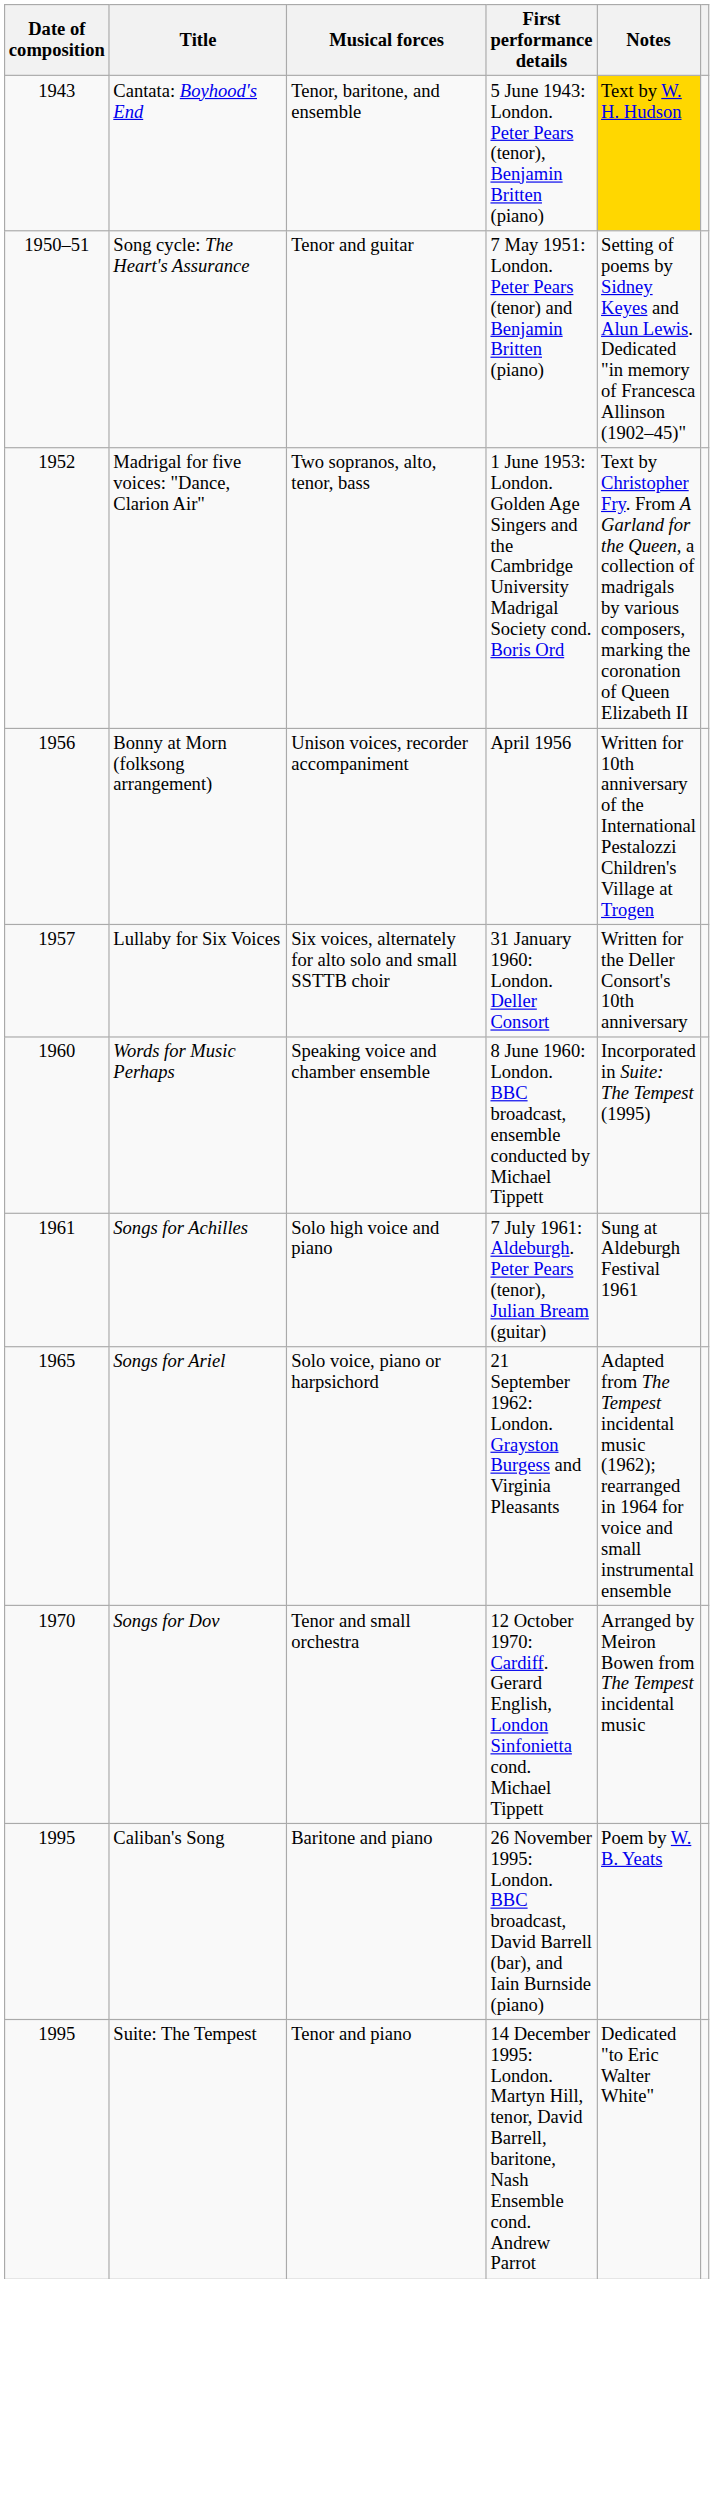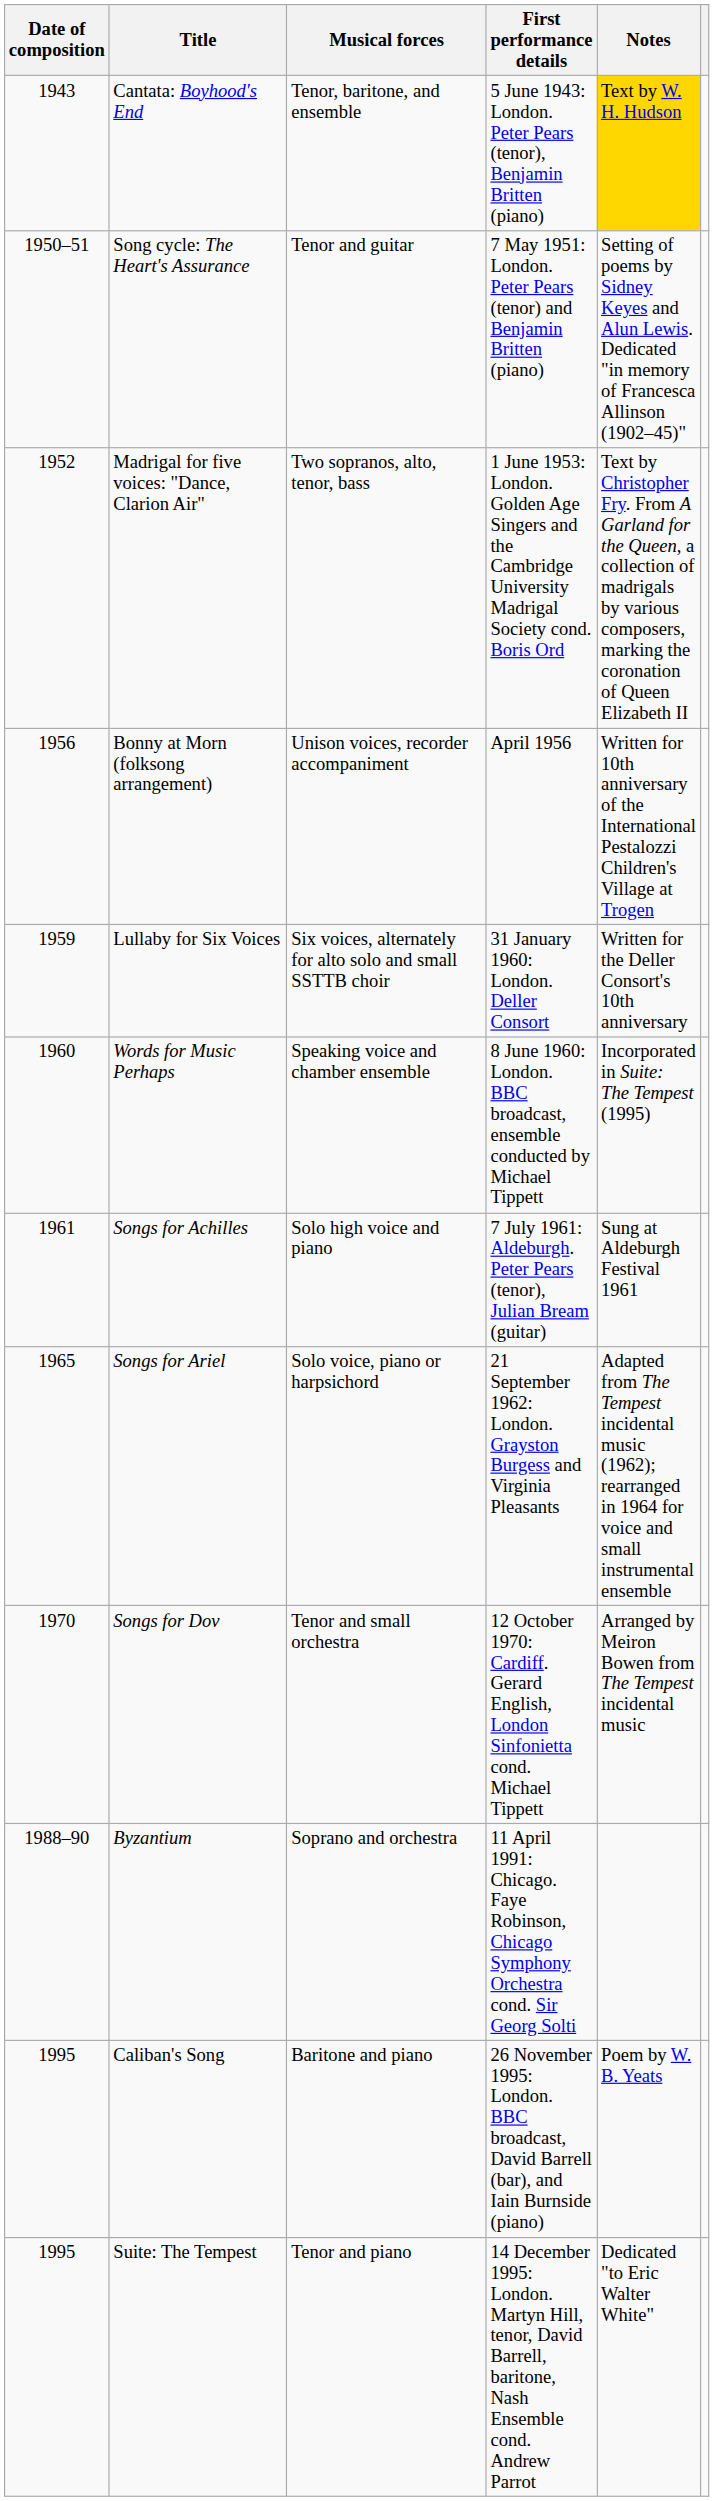(57, 938) 1957 -> (57, 938) 1959
+ row: (152, 1837)
